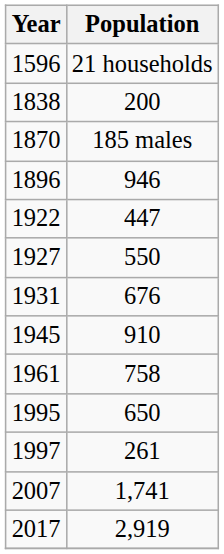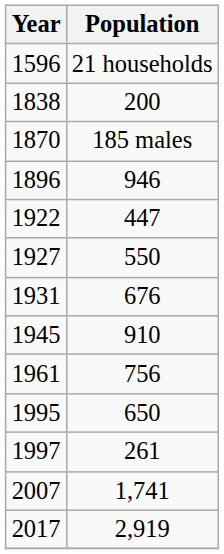(142, 373) 758 -> (142, 373) 756
